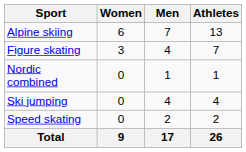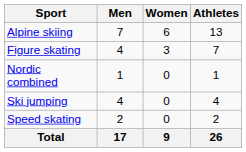columns swapped: (167, 13) <-> (121, 13)
